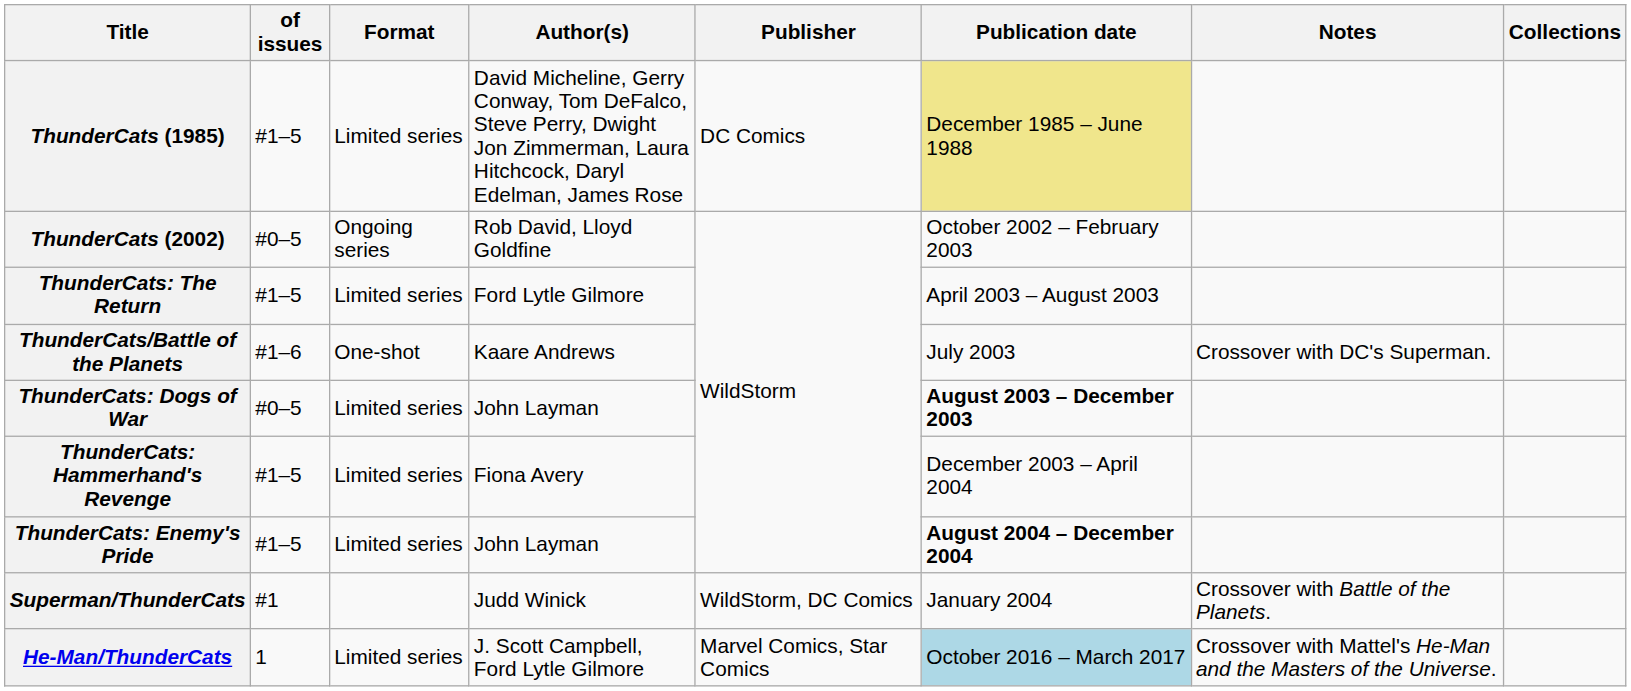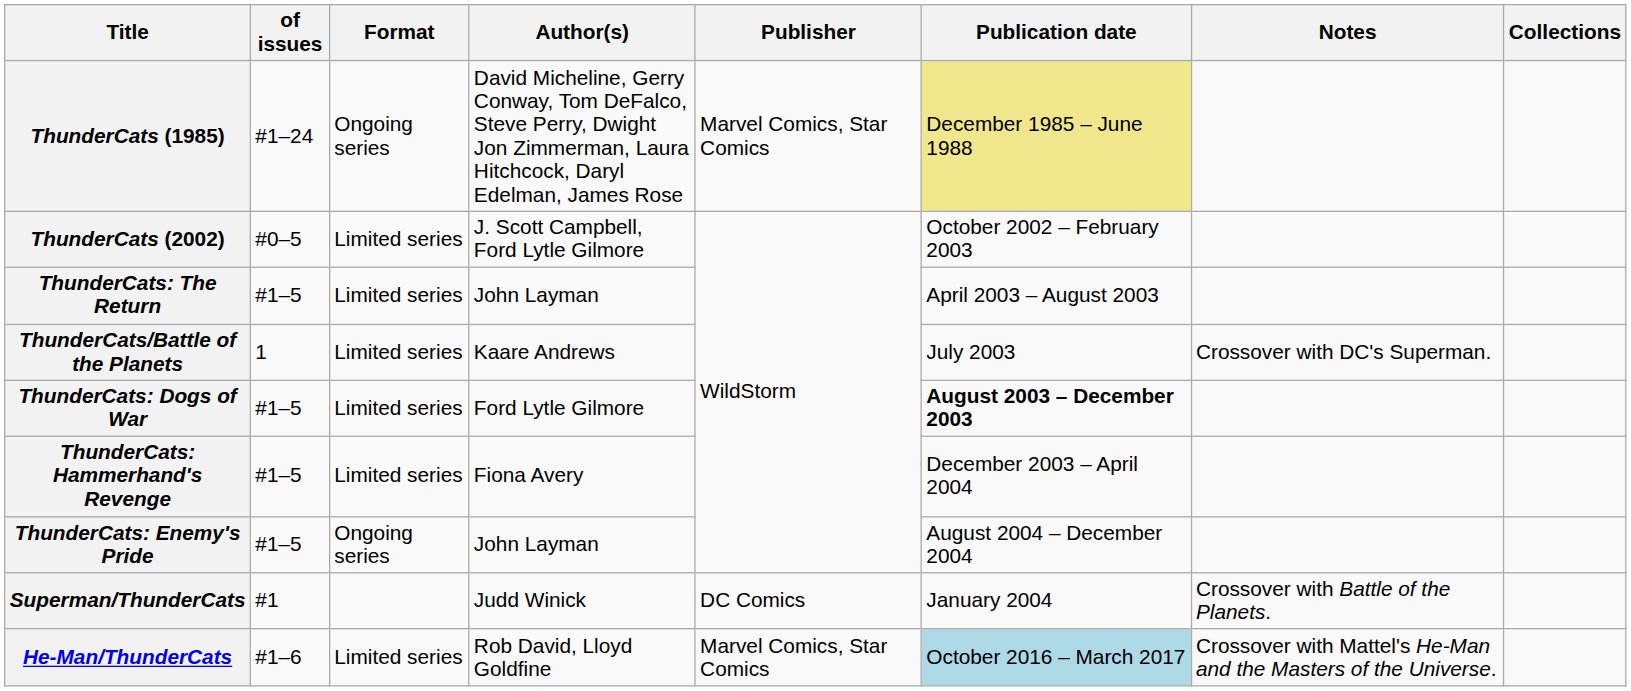(279, 135) #1–5 -> (284, 135) #1–24
(398, 135) Limited series -> (374, 135) Ongoing series
(753, 135) DC Comics -> (794, 135) Marvel Comics, Star Comics
(374, 239) Ongoing series -> (398, 239) Limited series
(553, 239) Rob David, Lloyd Goldfine -> (559, 239) J. Scott Campbell, Ford Lytle Gilmore
(559, 295) Ford Lytle Gilmore -> (536, 295) John Layman
(279, 351) #1–6 -> (261, 351) 1
(377, 351) One-shot -> (398, 351) Limited series
(279, 408) #0–5 -> (279, 408) #1–5
(536, 408) John Layman -> (559, 408) Ford Lytle Gilmore
(398, 544) Limited series -> (374, 544) Ongoing series
(1050, 544) bold -> (1044, 544) normal
(806, 600) WildStorm, DC Comics -> (753, 600) DC Comics
(261, 657) 1 -> (279, 657) #1–6
(559, 657) J. Scott Campbell, Ford Lytle Gilmore -> (553, 657) Rob David, Lloyd Goldfine
